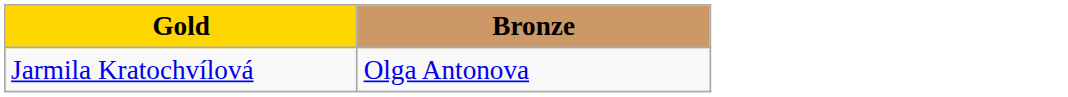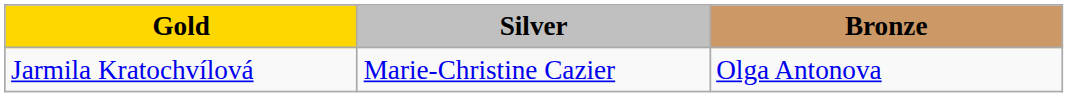+ column: (534, 26)
